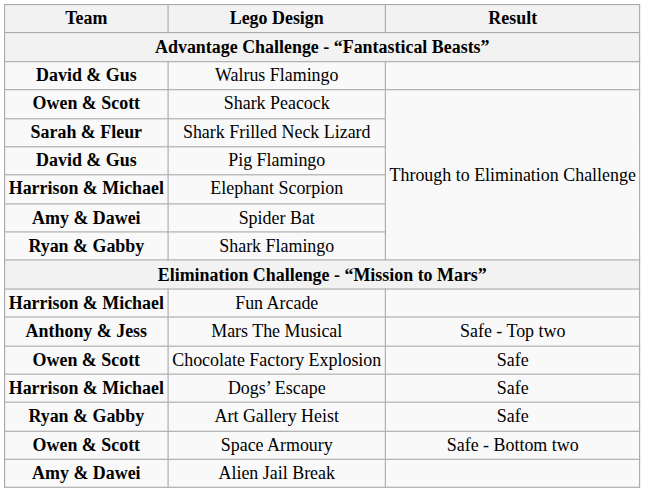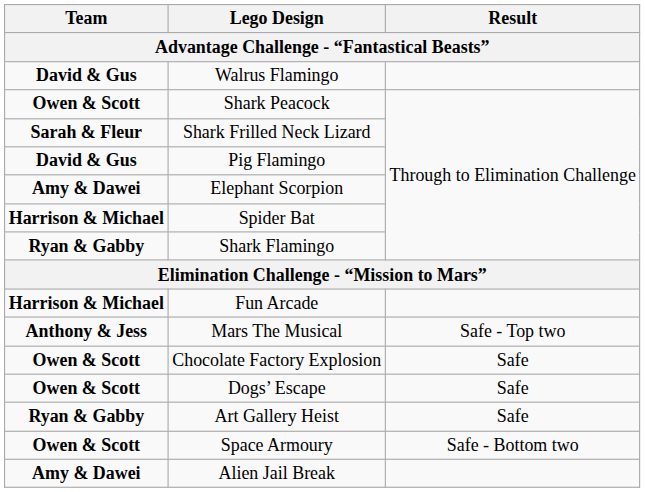(86, 189) Harrison & Michael -> (86, 189) Amy & Dawei
(86, 217) Amy & Dawei -> (86, 217) Harrison & Michael
(86, 388) Harrison & Michael -> (86, 388) Owen & Scott
